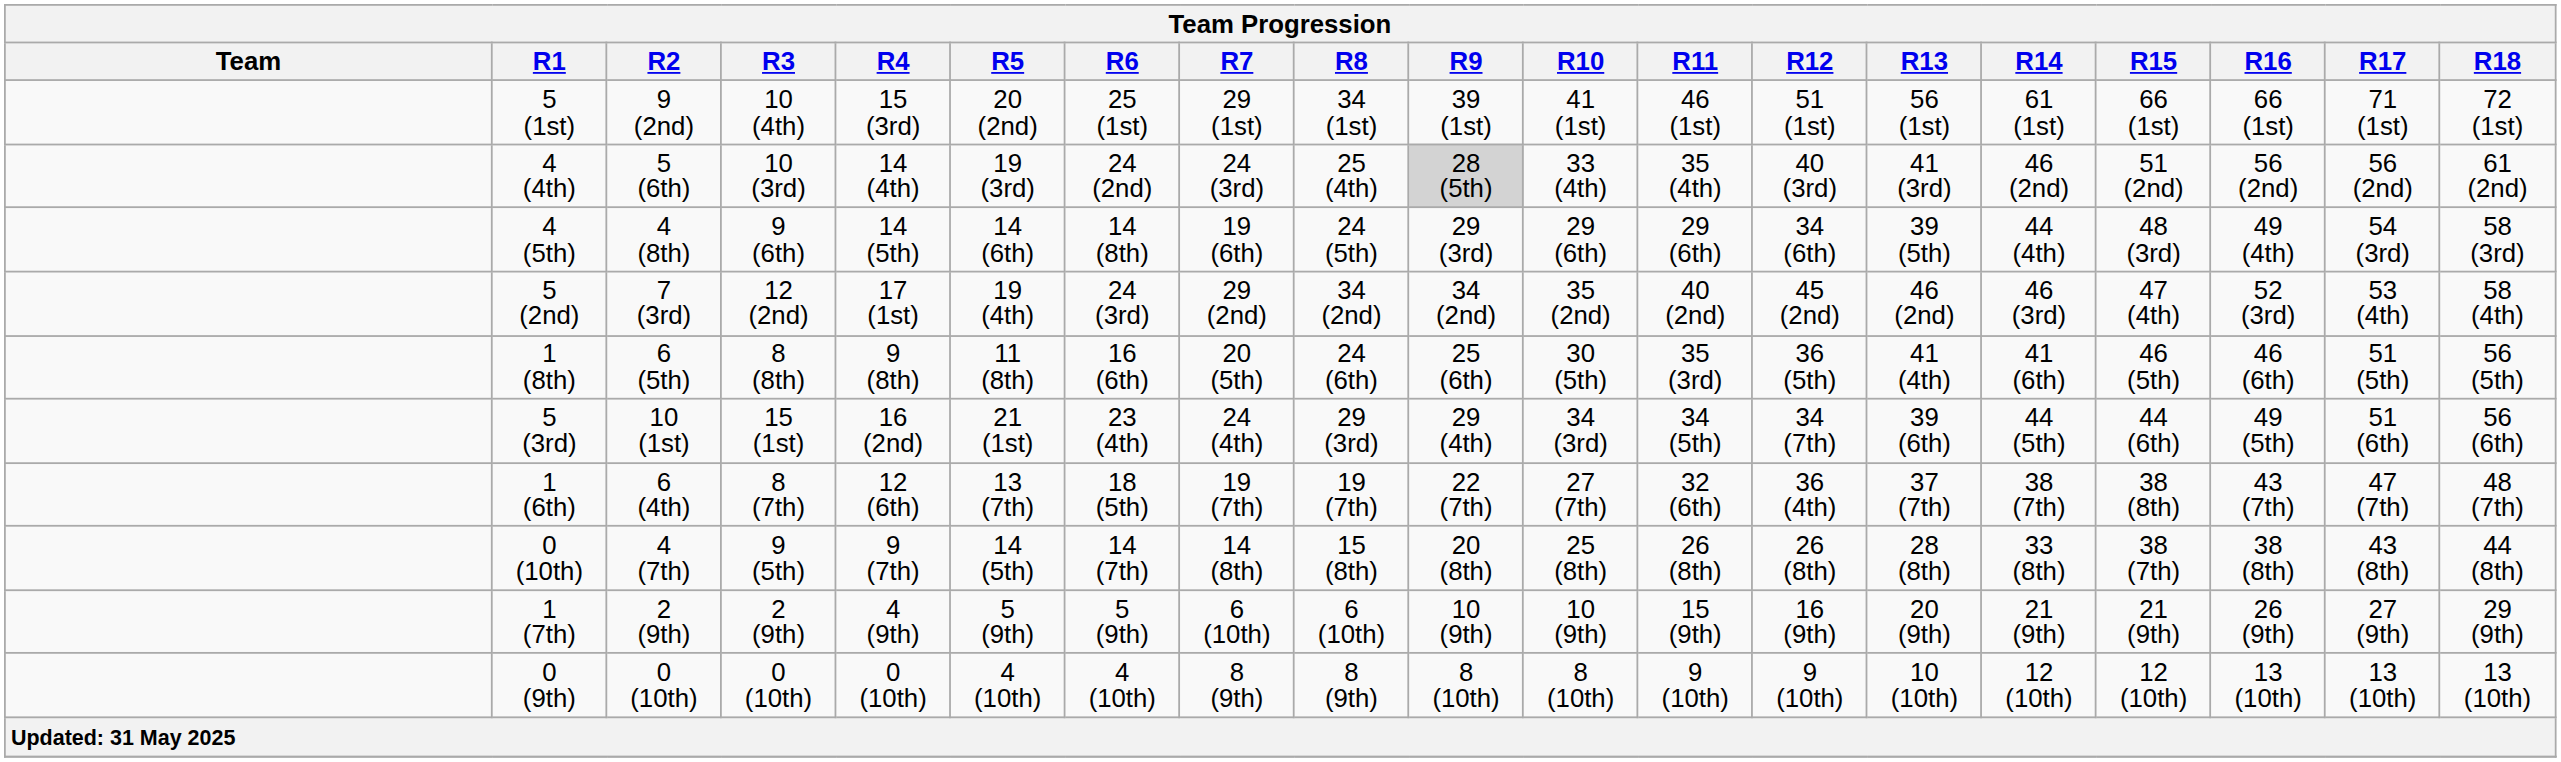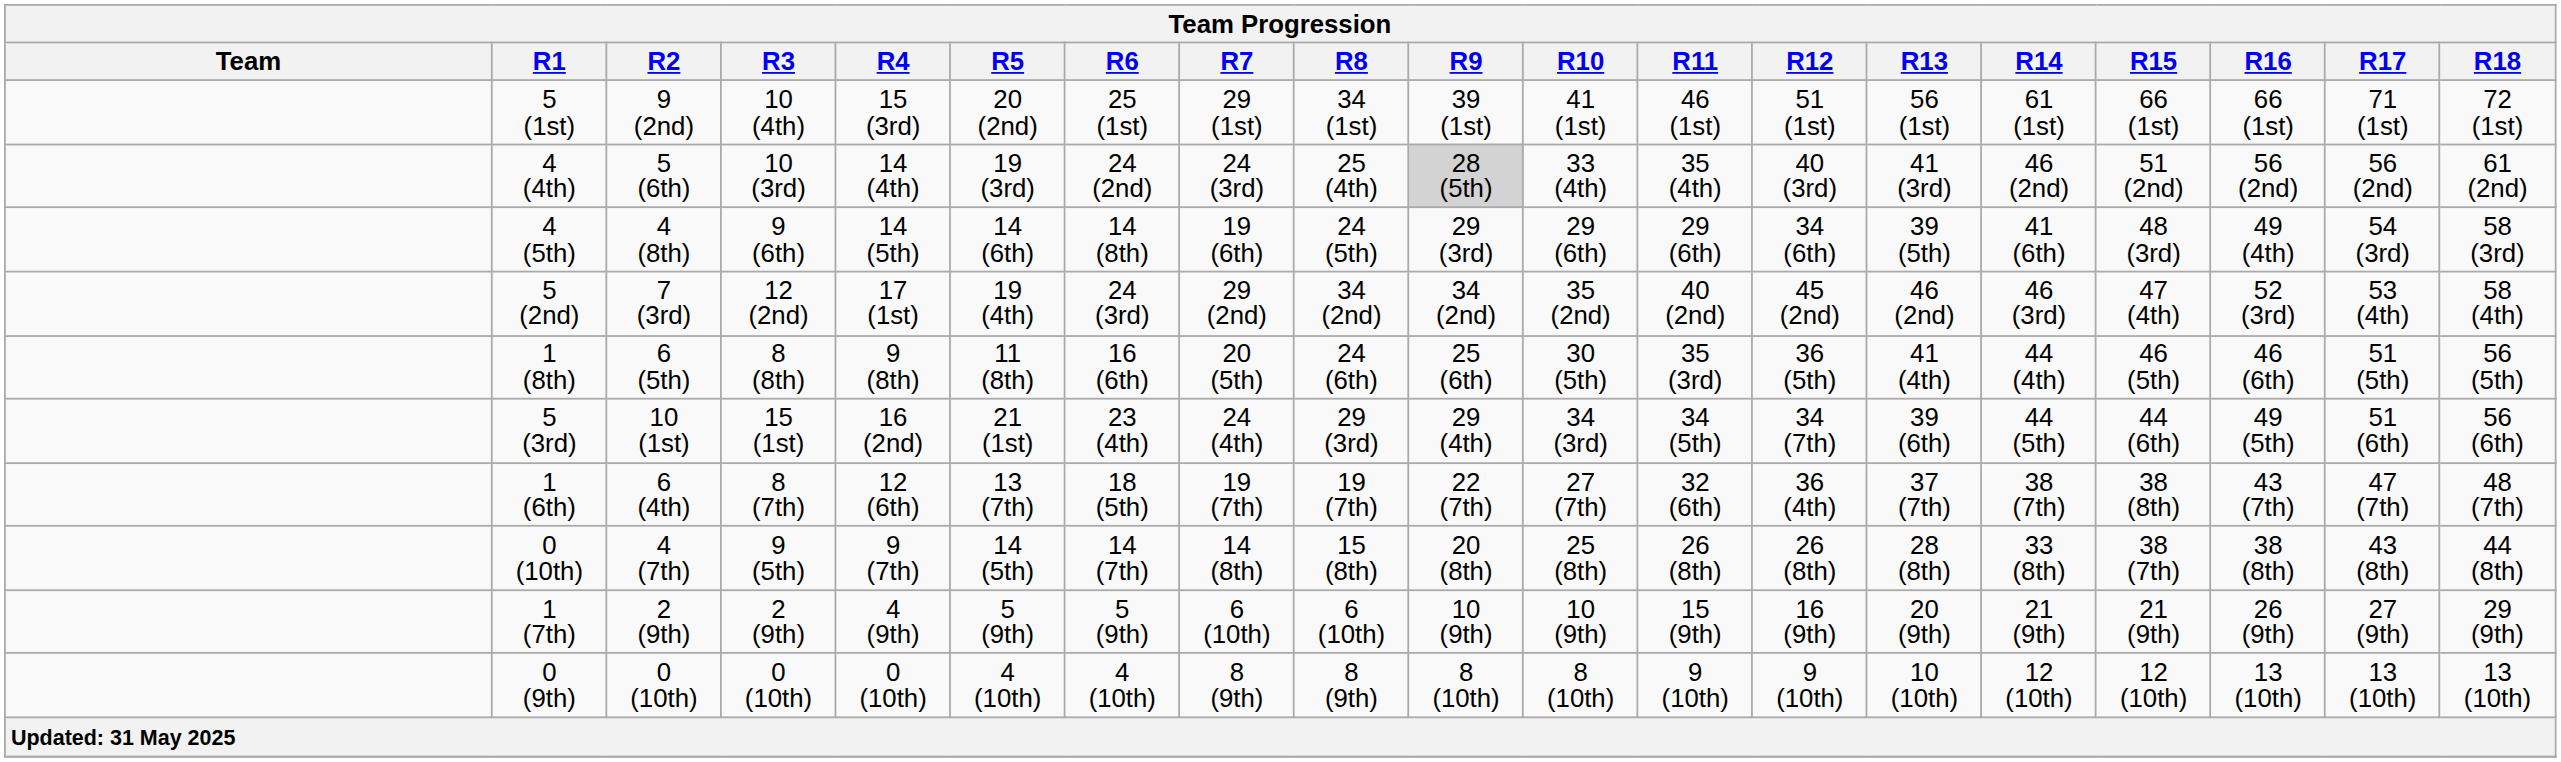(2039, 240) 44 (4th) -> (2039, 240) 41 (6th)
(2039, 367) 41 (6th) -> (2039, 367) 44 (4th)
